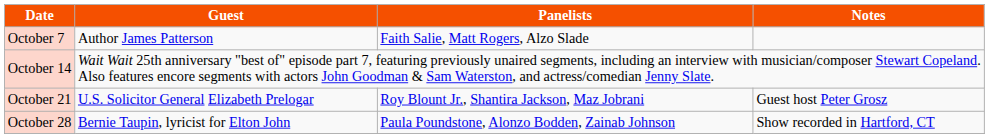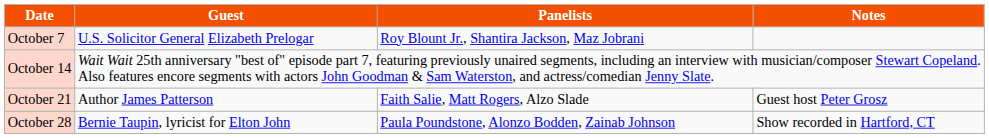(146, 38) Author James Patterson -> (196, 38) U.S. Solicitor General Elizabeth Prelogar
(485, 38) Faith Salie, Matt Rogers, Alzo Slade -> (512, 38) Roy Blount Jr., Shantira Jackson, Maz Jobrani
(196, 99) U.S. Solicitor General Elizabeth Prelogar -> (146, 99) Author James Patterson
(512, 99) Roy Blount Jr., Shantira Jackson, Maz Jobrani -> (485, 99) Faith Salie, Matt Rogers, Alzo Slade
